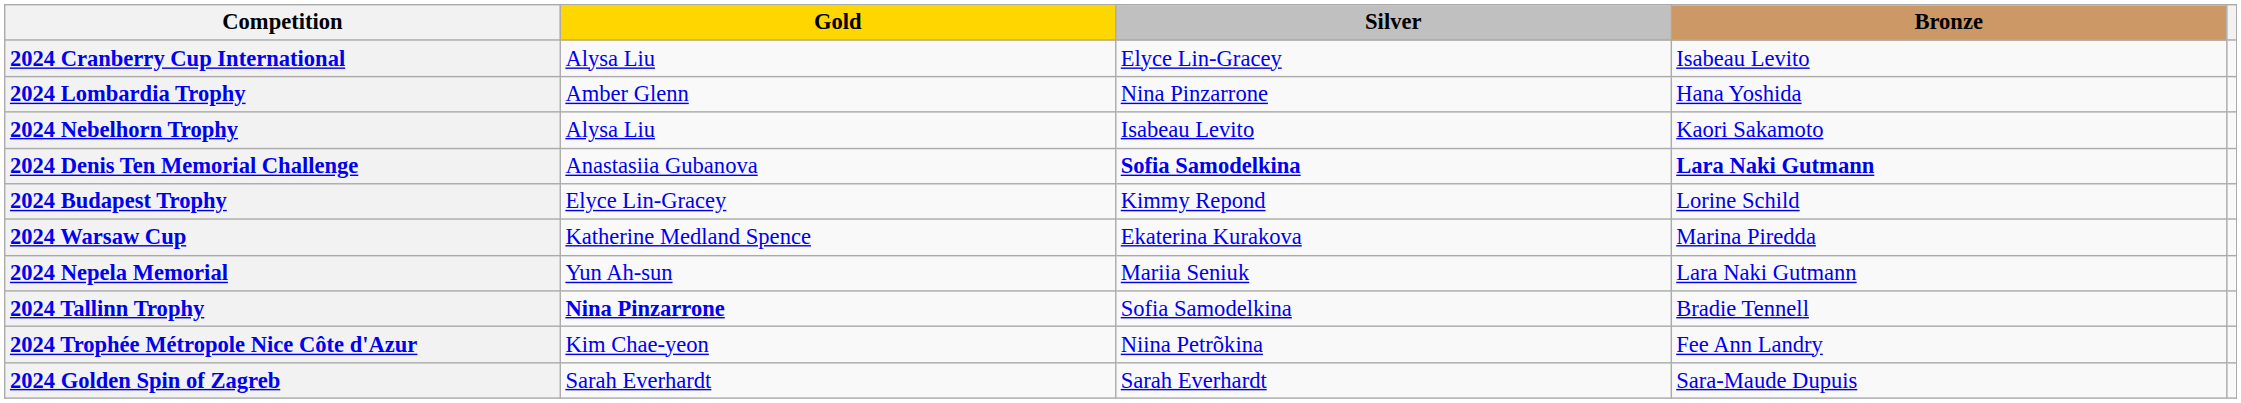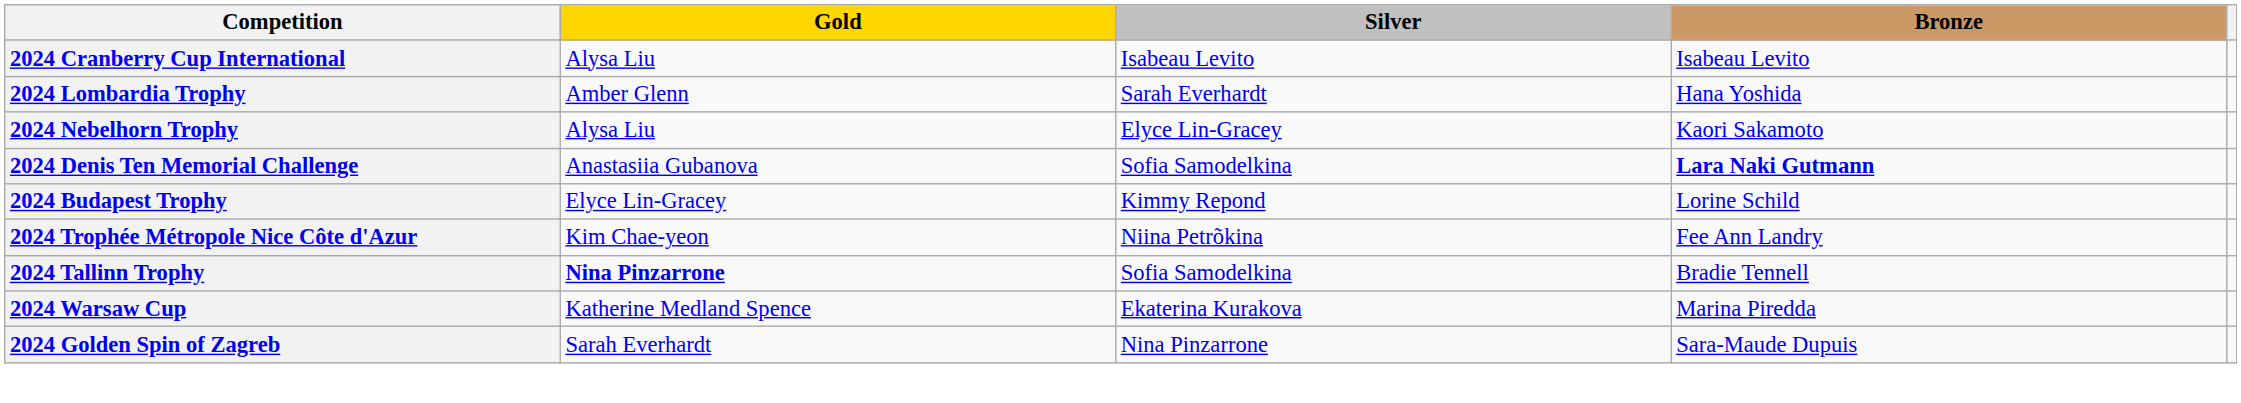(1201, 58) Elyce Lin-Gracey -> (1187, 58) Isabeau Levito
(1194, 93) Nina Pinzarrone -> (1194, 93) Sarah Everhardt
(1187, 129) Isabeau Levito -> (1201, 129) Elyce Lin-Gracey
(1211, 165) bold -> (1206, 165) normal
rows swapped: (214, 344) <-> (98, 237)
- row: (119, 272)
(1194, 380) Sarah Everhardt -> (1194, 344) Nina Pinzarrone
